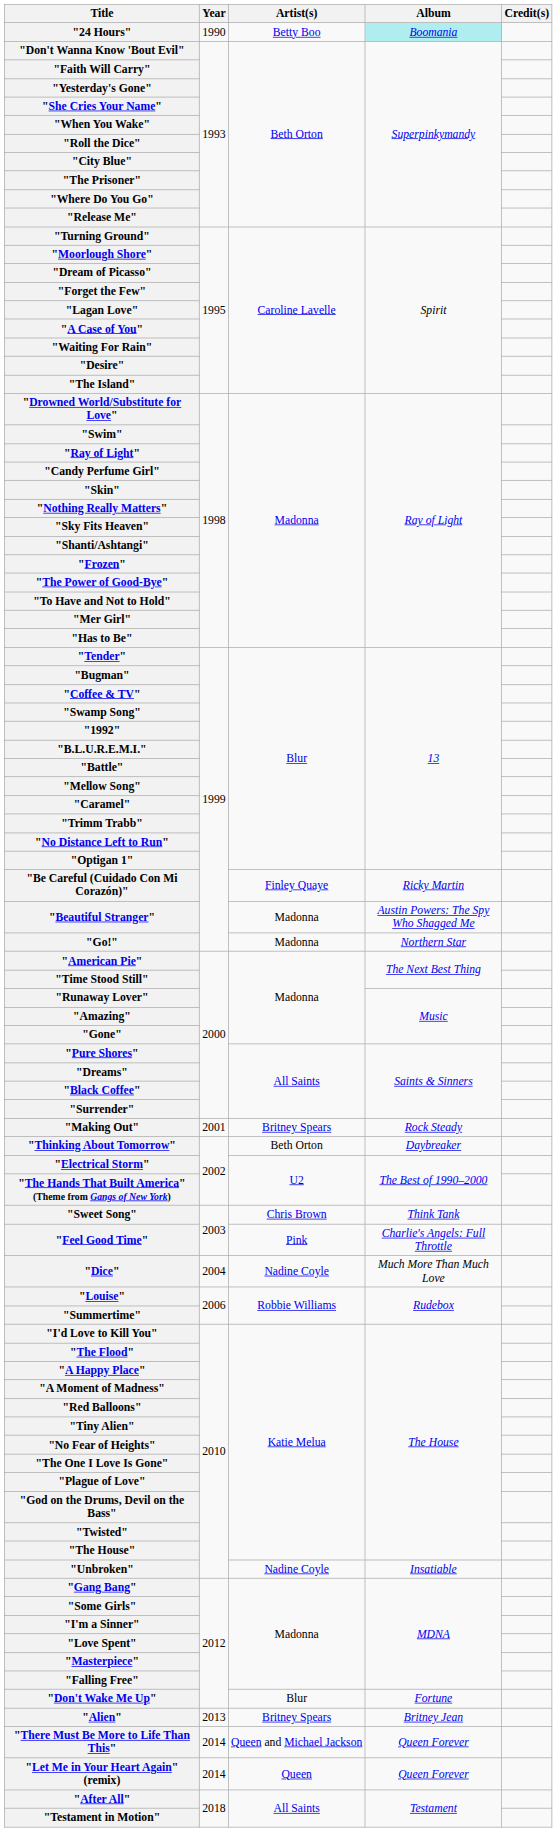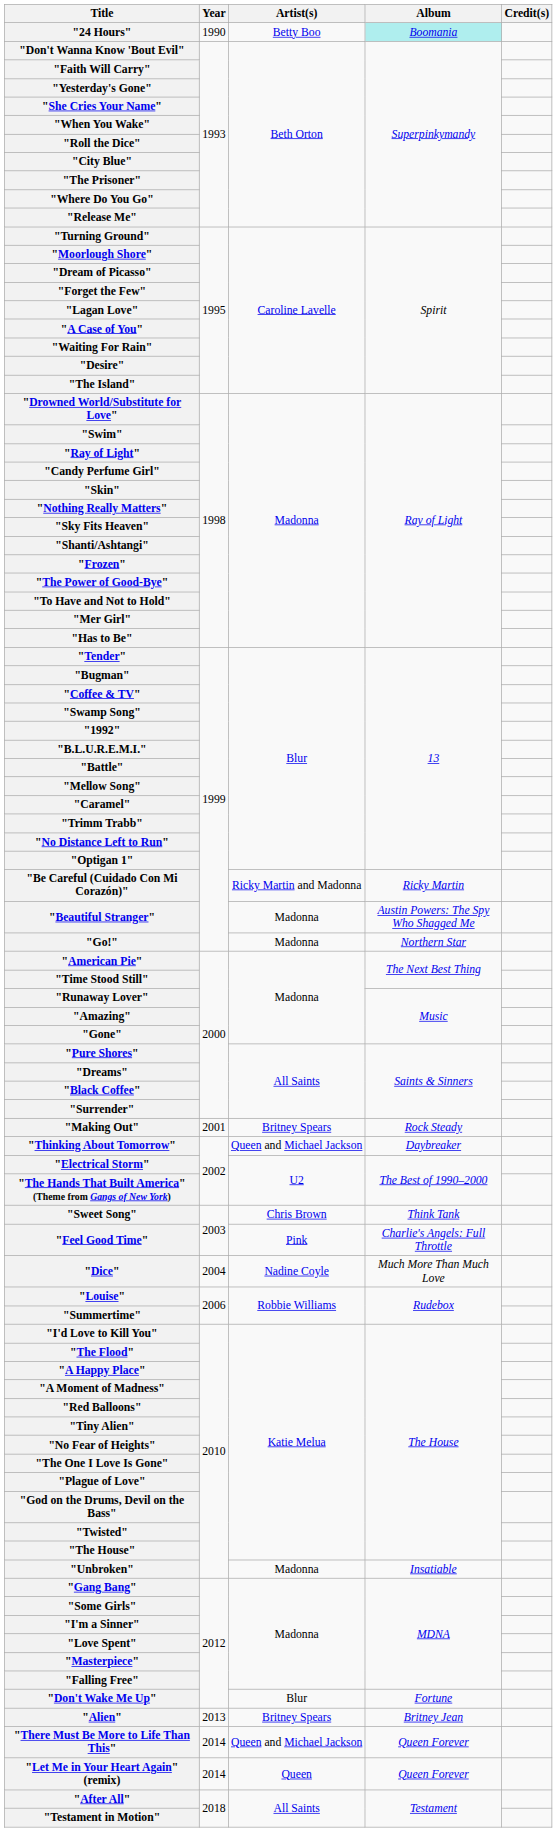(297, 885) Finley Quaye -> (297, 885) Ricky Martin and Madonna
(297, 1146) Beth Orton -> (297, 1146) Queen and Michael Jackson
(297, 1569) Nadine Coyle -> (297, 1569) Madonna
